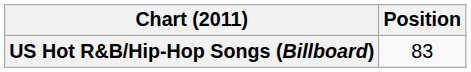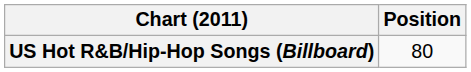(422, 51) 83 -> (422, 51) 80
